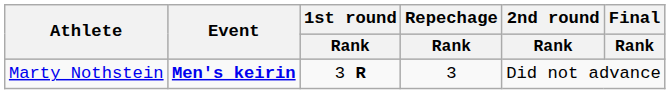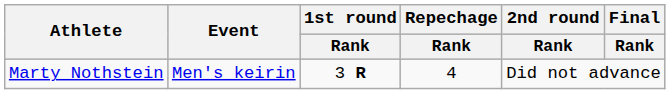(234, 73) bold -> (234, 73) normal
(451, 73) 3 -> (451, 73) 4
